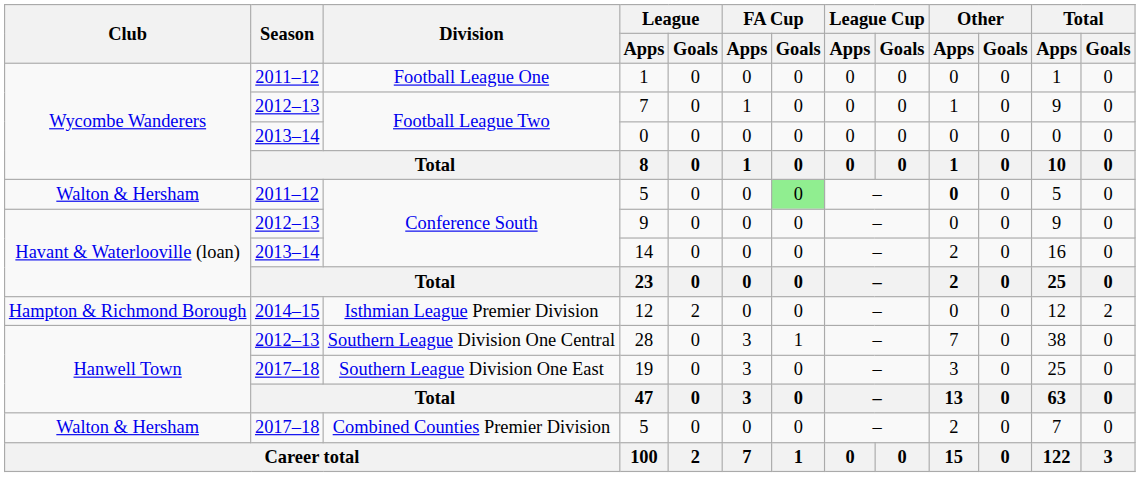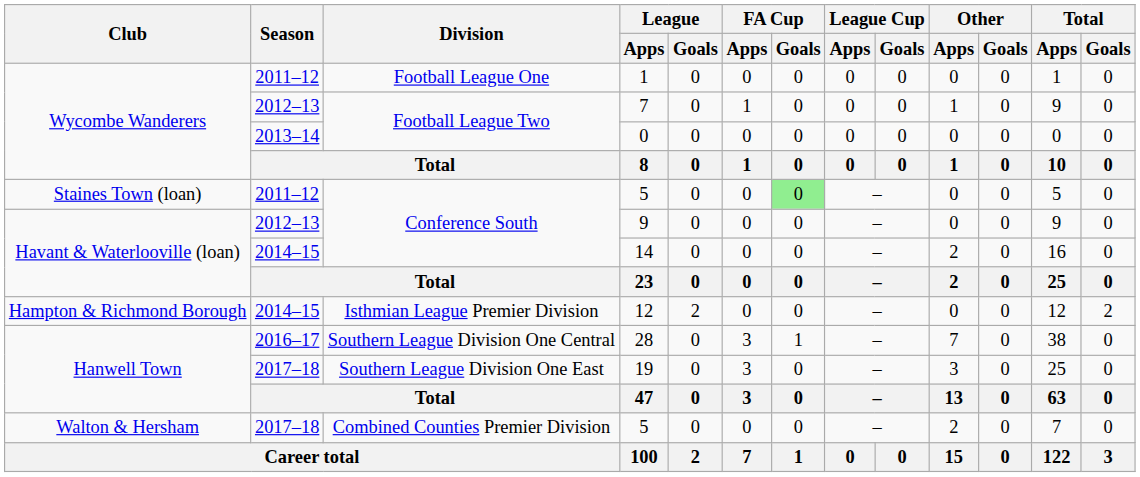(128, 194) Walton & Hersham -> (128, 194) Staines Town (loan)
(954, 194) bold -> (954, 194) normal
(287, 252) 2013–14 -> (287, 252) 2014–15
(287, 340) 2012–13 -> (287, 340) 2016–17
